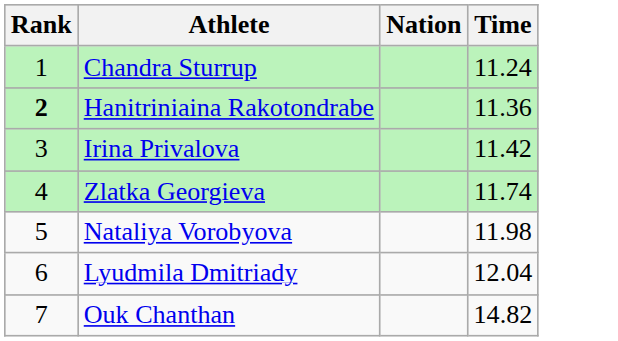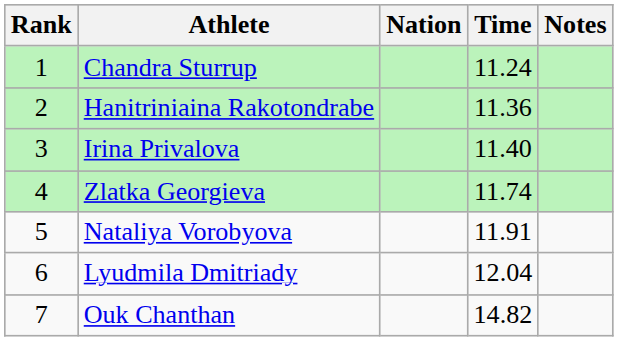+ column: (575, 25)
(41, 107) bold -> (41, 107) normal
(503, 149) 11.42 -> (503, 149) 11.40
(503, 231) 11.98 -> (503, 231) 11.91
